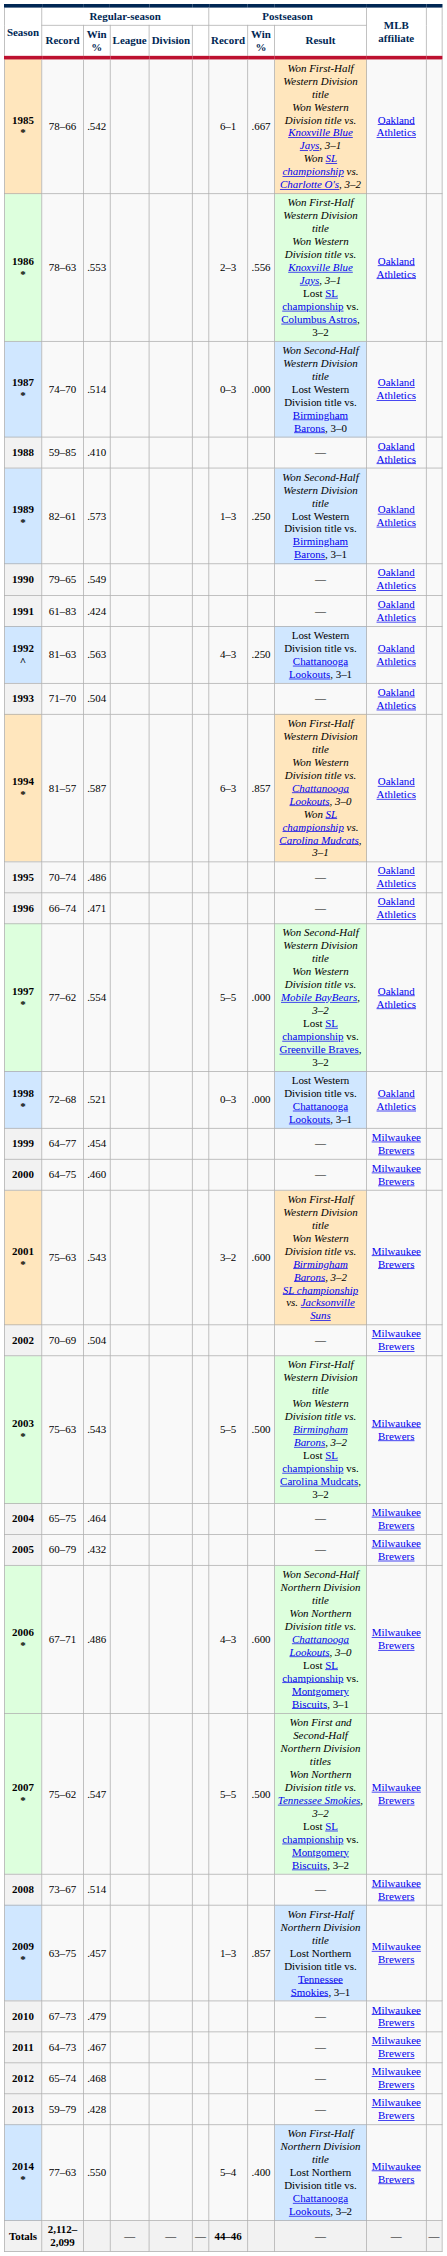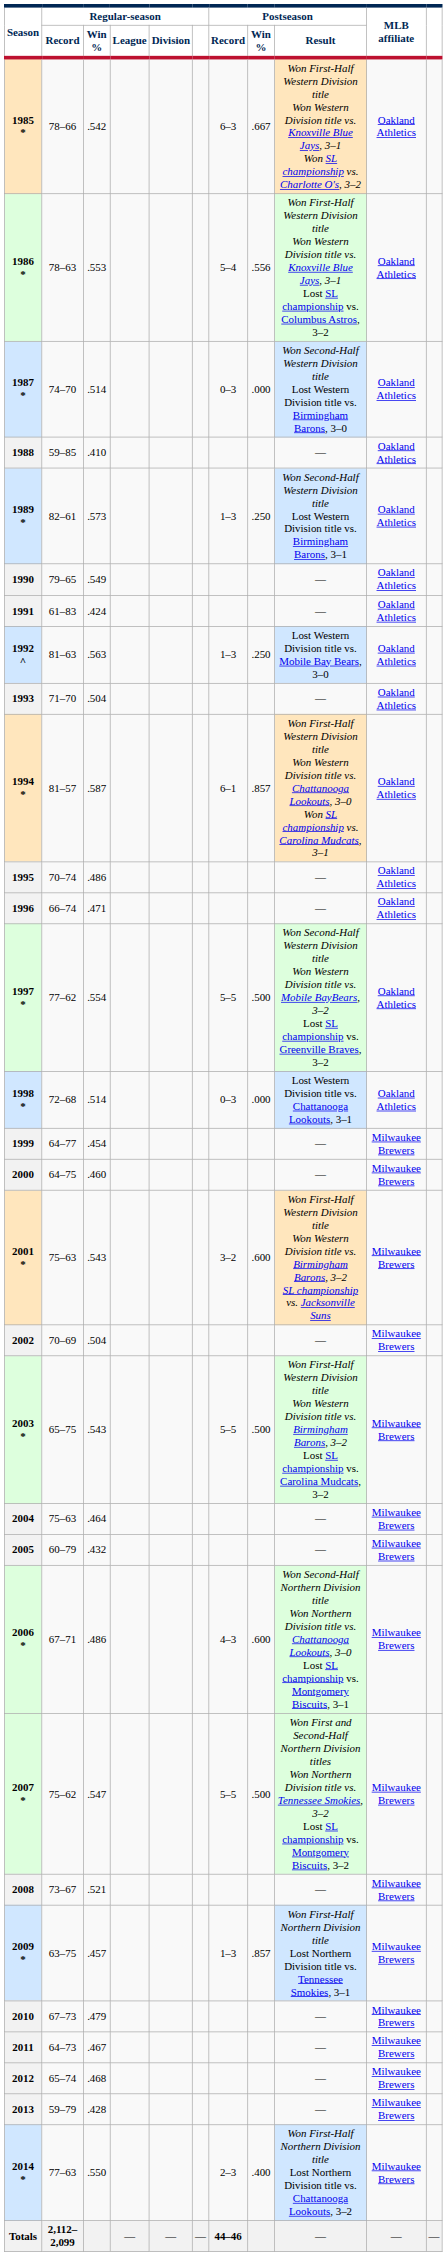(228, 126) 6–1 -> (228, 126) 6–3
(228, 268) 2–3 -> (228, 268) 5–4
(228, 654) 4–3 -> (228, 654) 1–3
(320, 654) Lost Western Division title vs. Chattanooga Lookouts, 3–1 -> (320, 654) Lost Western Division title vs. Mobile Bay Bears, 3–0
(228, 788) 6–3 -> (228, 788) 6–1
(261, 997) .000 -> (261, 997) .500
(97, 1100) .521 -> (97, 1100) .514
(62, 1430) 75–63 -> (62, 1430) 65–75
(62, 1519) 65–75 -> (62, 1519) 75–63
(97, 1889) .514 -> (97, 1889) .521
(228, 2172) 5–4 -> (228, 2172) 2–3
